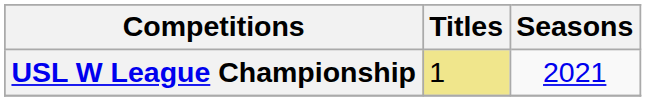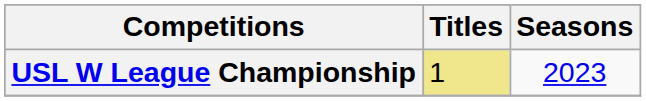(575, 72) 2021 -> (575, 72) 2023
